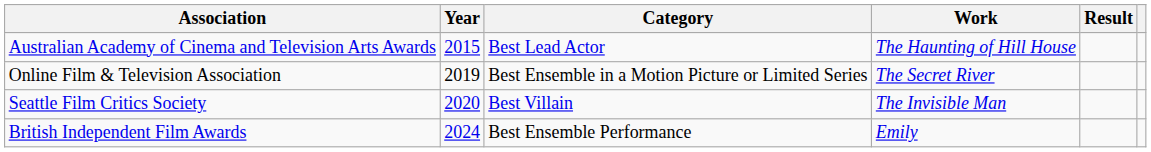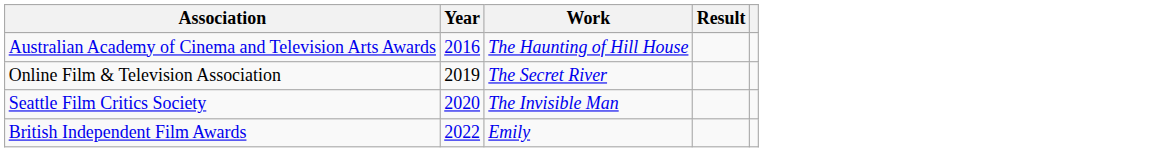- column: (678, 18)
(462, 47) 2015 -> (462, 47) 2016
(462, 132) 2024 -> (462, 132) 2022
